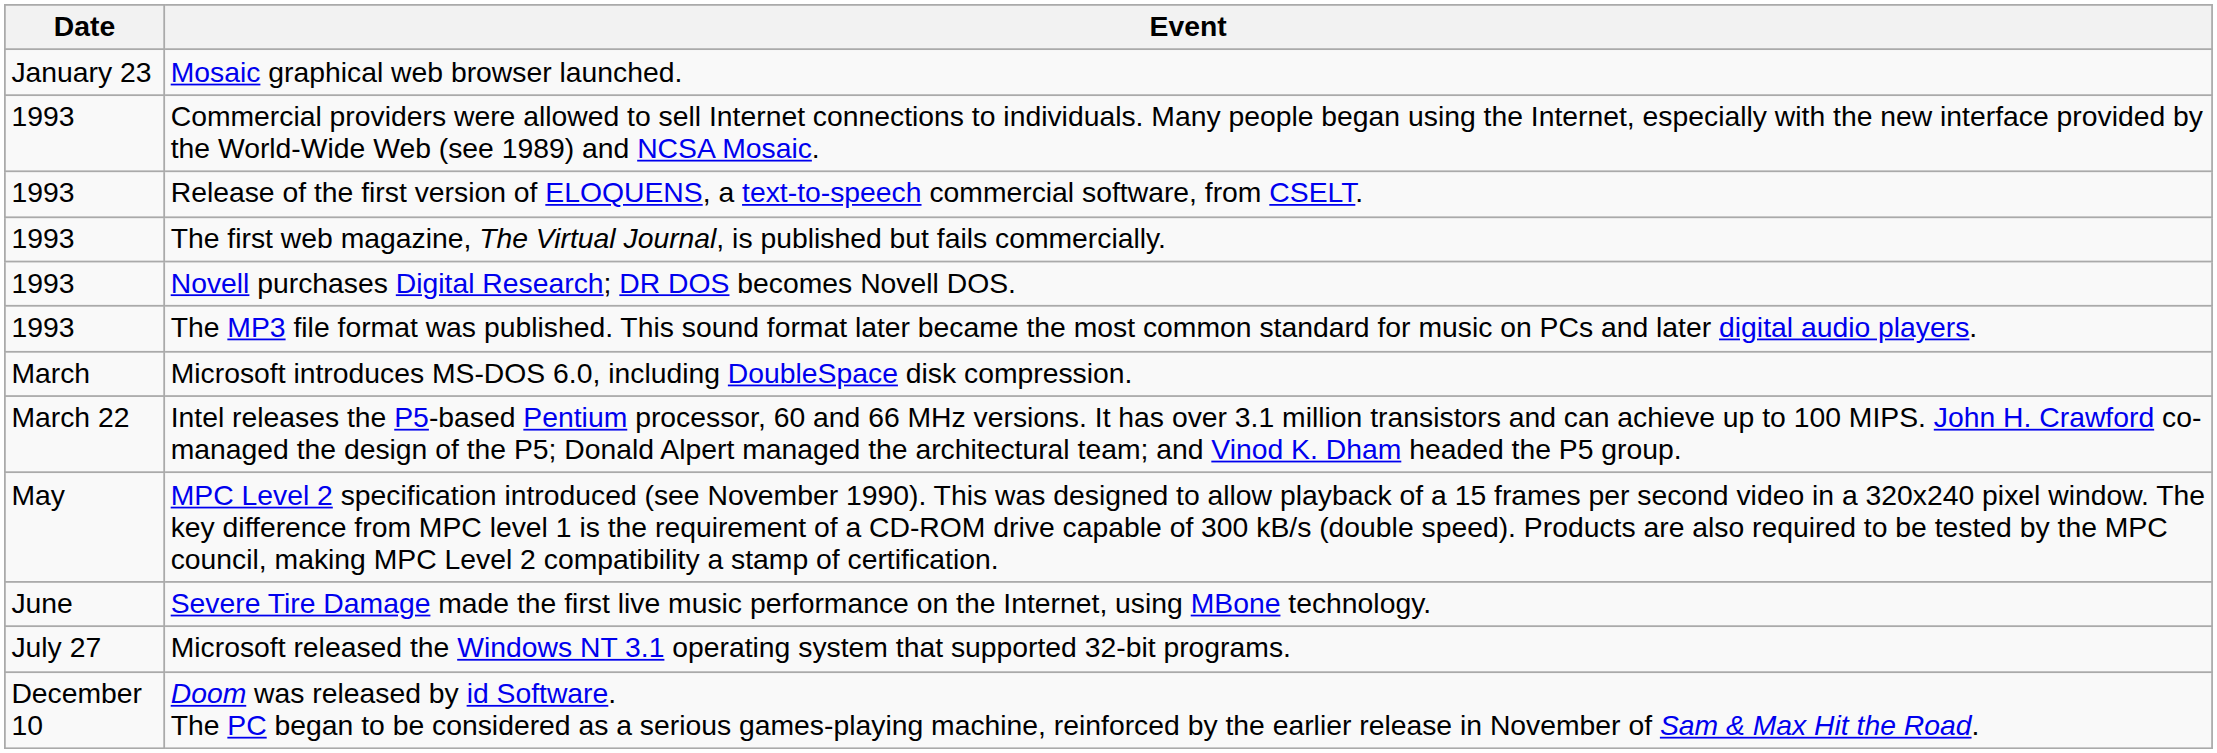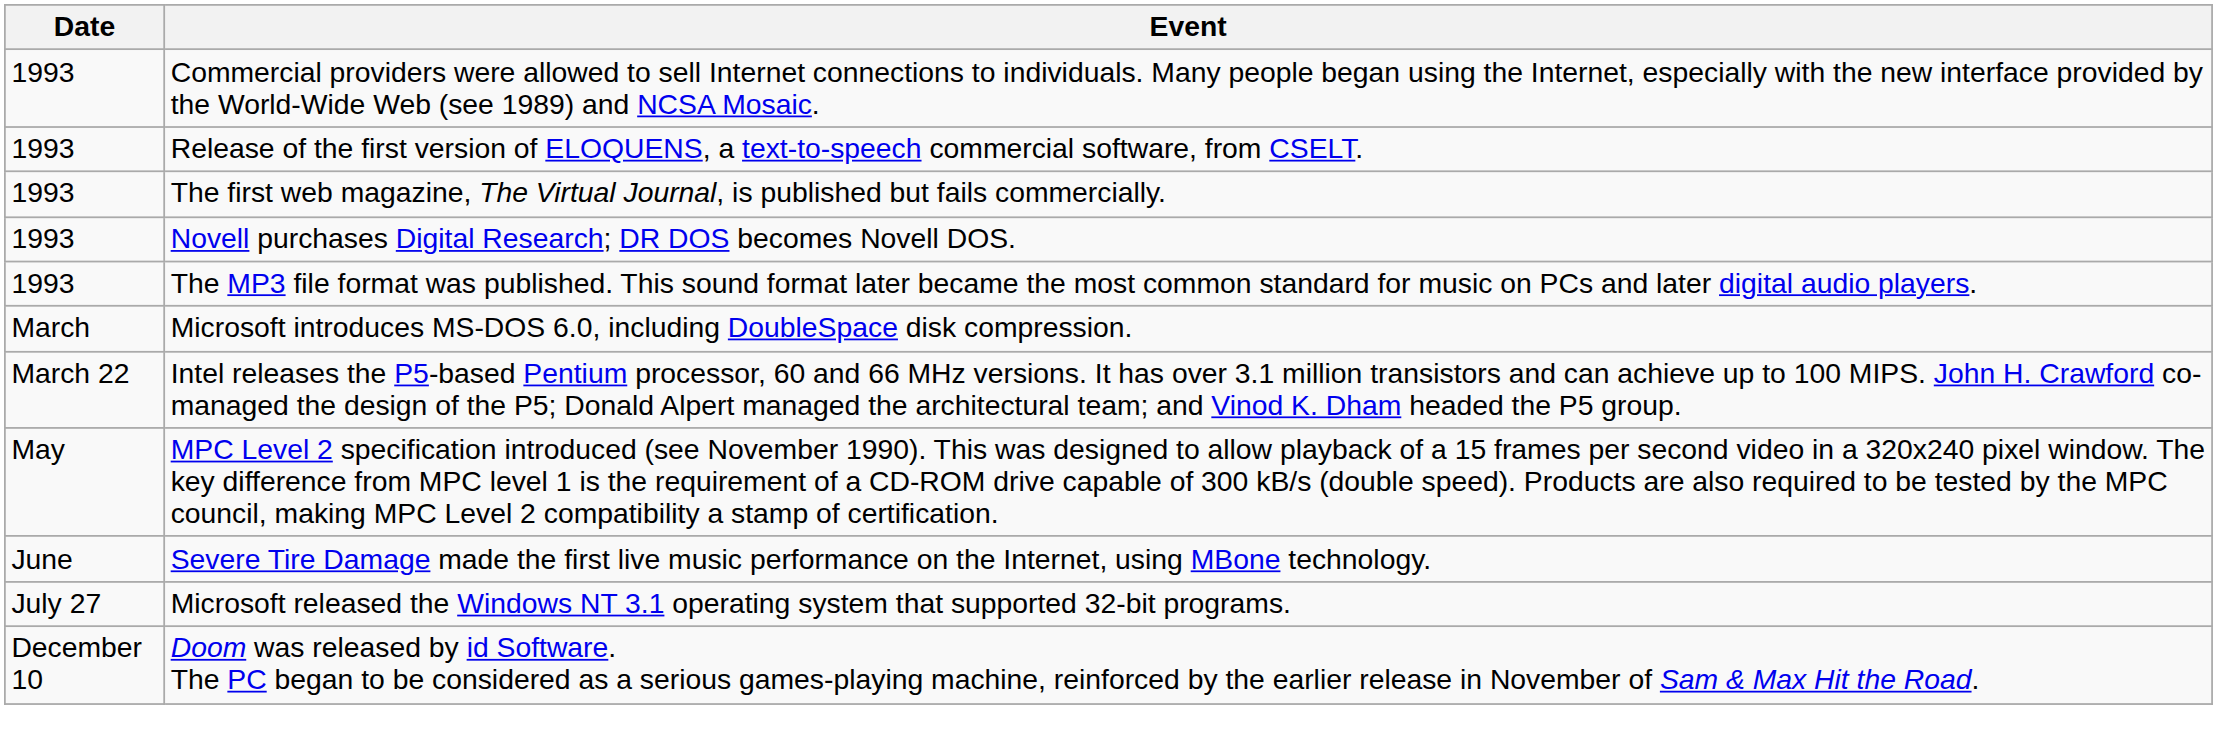- row: (426, 71)
